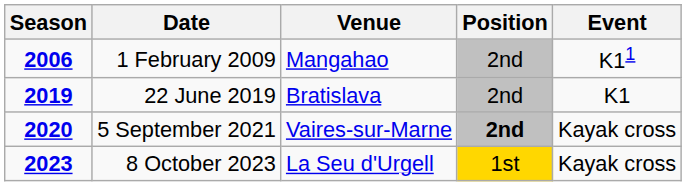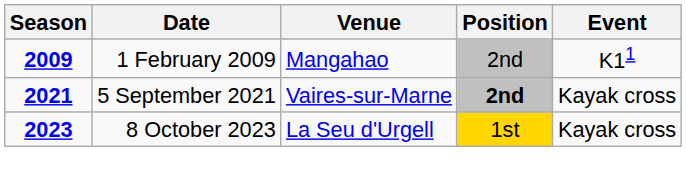(48, 59) 2006 -> (48, 59) 2009
- row: (210, 95)
(48, 130) 2020 -> (48, 95) 2021
